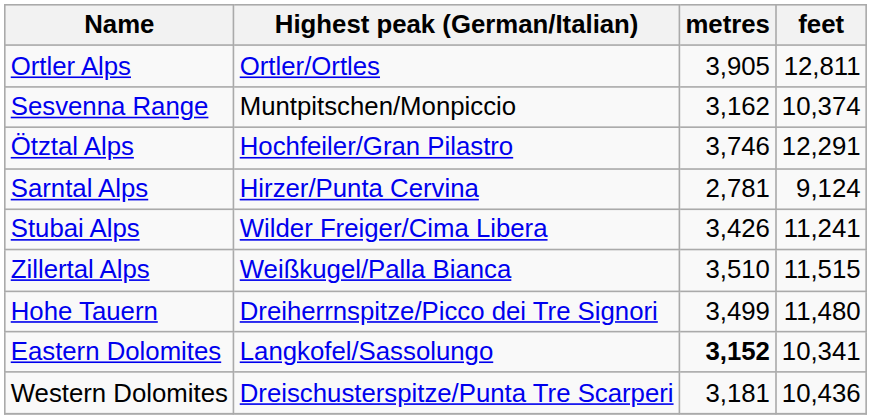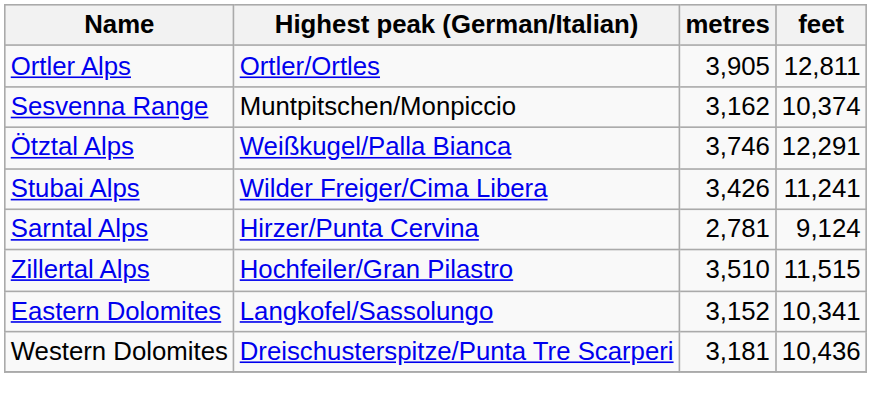(376, 147) Hochfeiler/Gran Pilastro -> (376, 147) Weißkugel/Palla Bianca
rows swapped: (75, 229) <-> (79, 188)
(376, 270) Weißkugel/Palla Bianca -> (376, 270) Hochfeiler/Gran Pilastro
- row: (84, 310)
(738, 351) bold -> (738, 310) normal
